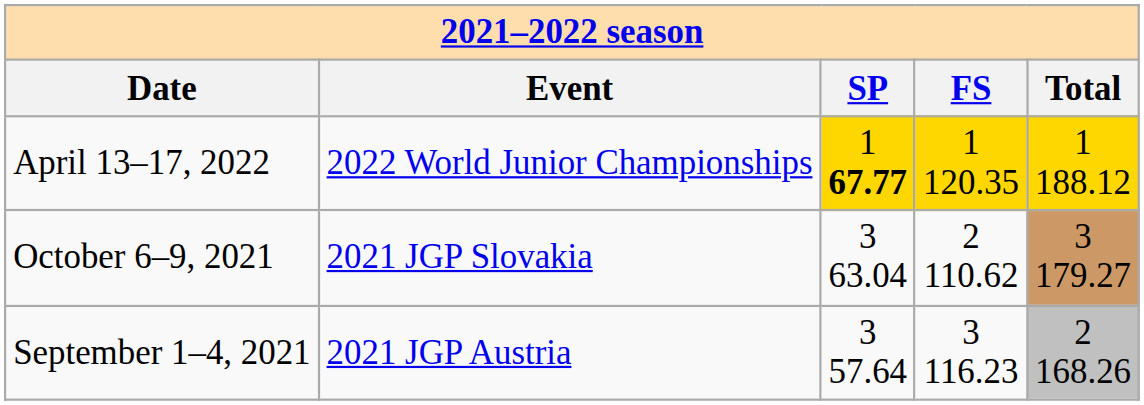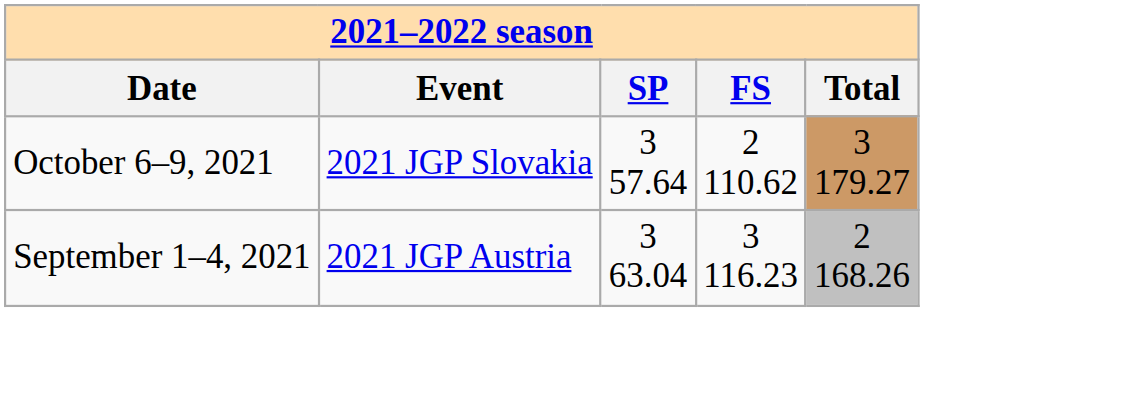- row: (142, 162)
(868, 256) 3 63.04 -> (648, 162) 3 57.64
(868, 351) 3 57.64 -> (648, 256) 3 63.04
